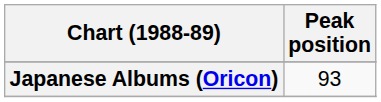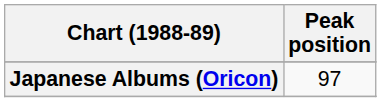(330, 79) 93 -> (330, 79) 97
